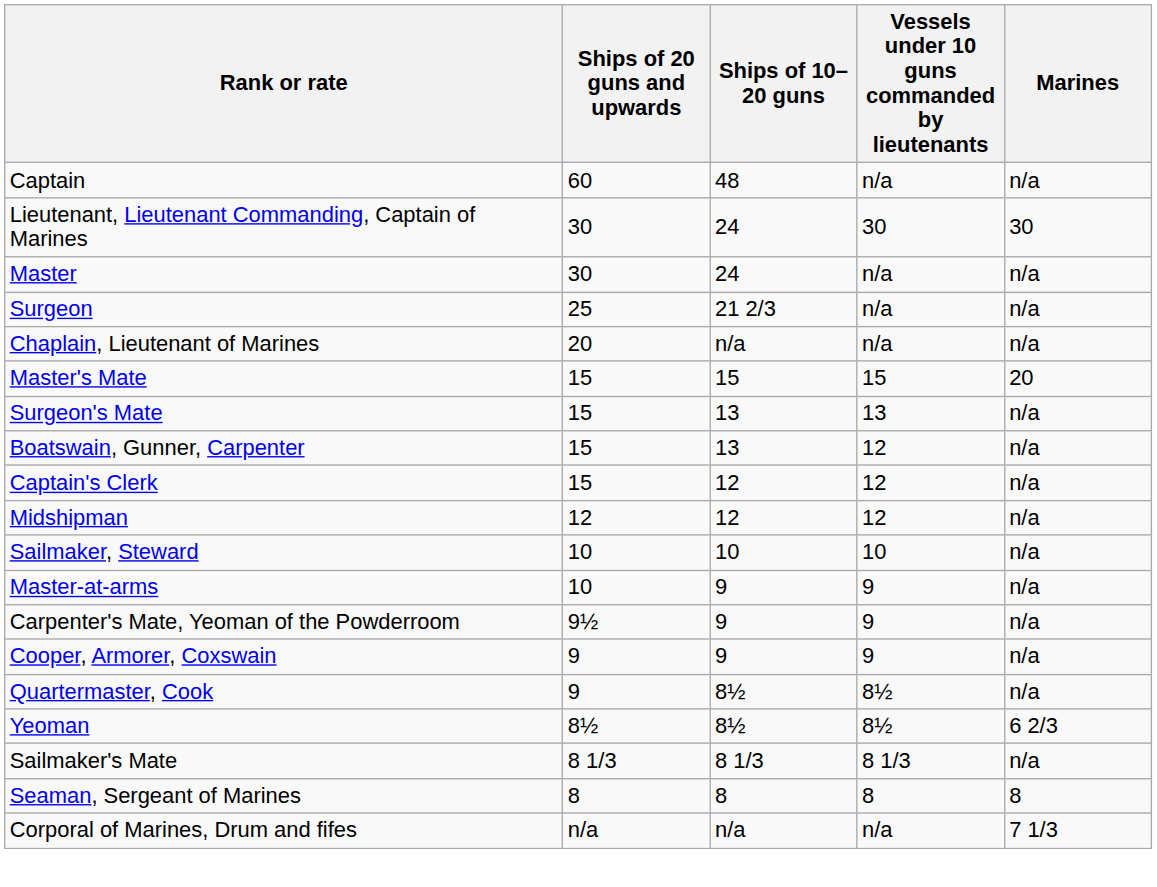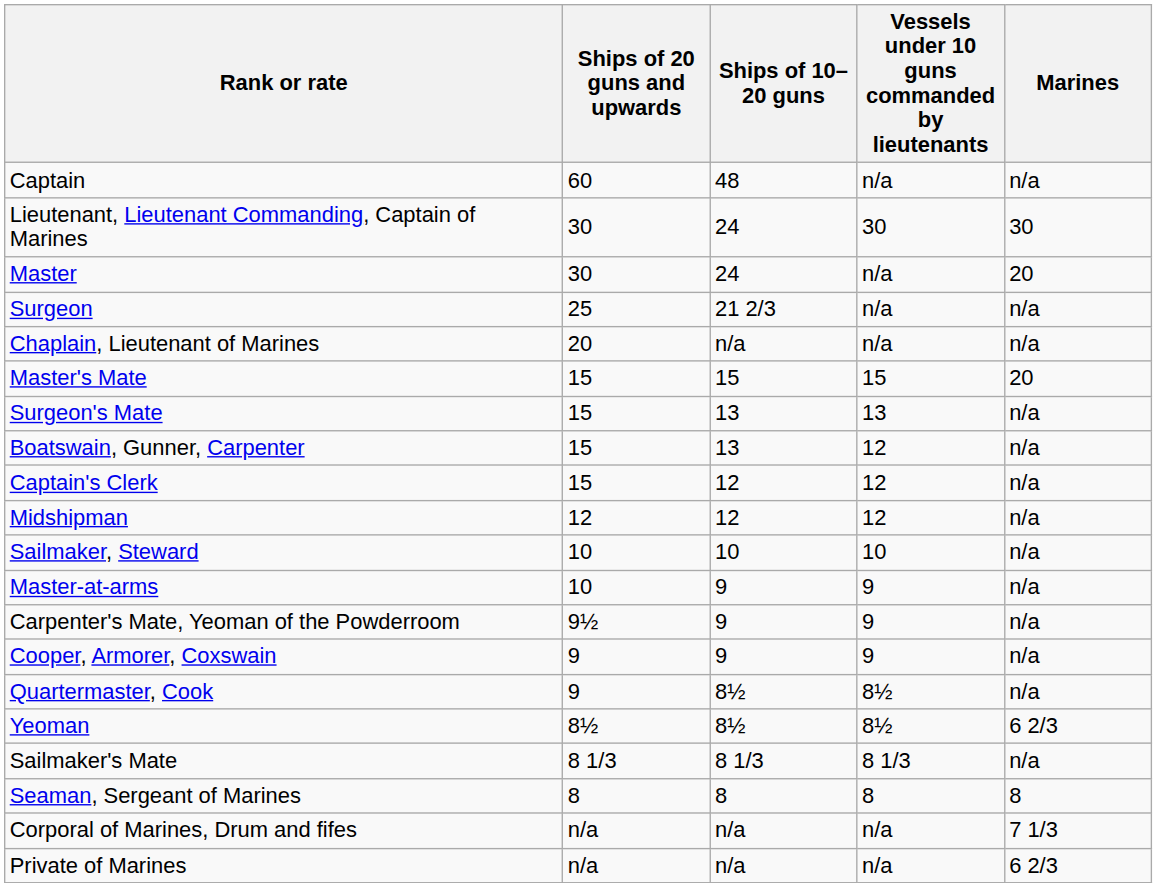(1024, 274) n/a -> (1021, 274) 20
+ row: (98, 865)
